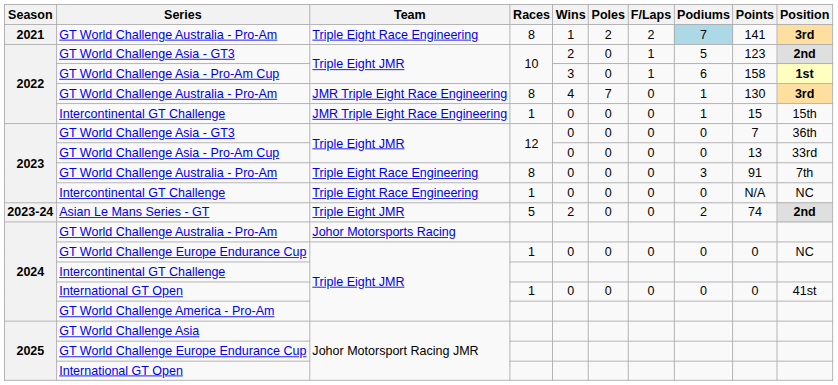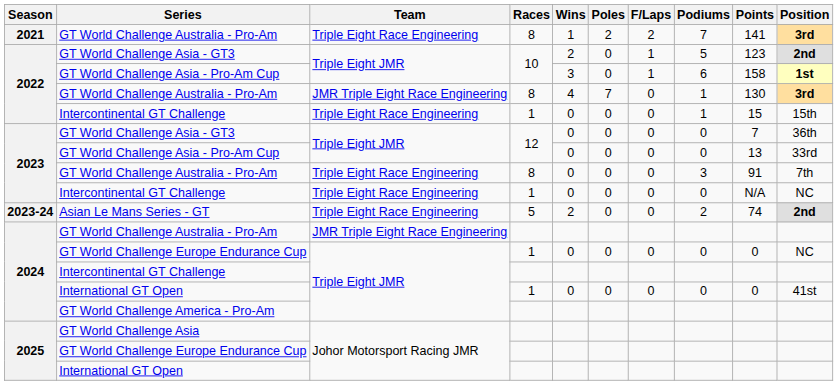(703, 35) lightblue background -> (703, 35) no background
(410, 114) JMR Triple Eight Race Engineering -> (395, 114) Triple Eight Race Engineering
(358, 213) Triple Eight JMR -> (395, 213) Triple Eight Race Engineering
(384, 232) Johor Motorsports Racing -> (410, 232) JMR Triple Eight Race Engineering
